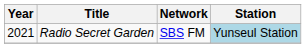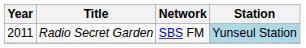(21, 33) 2021 -> (20, 33) 2011
